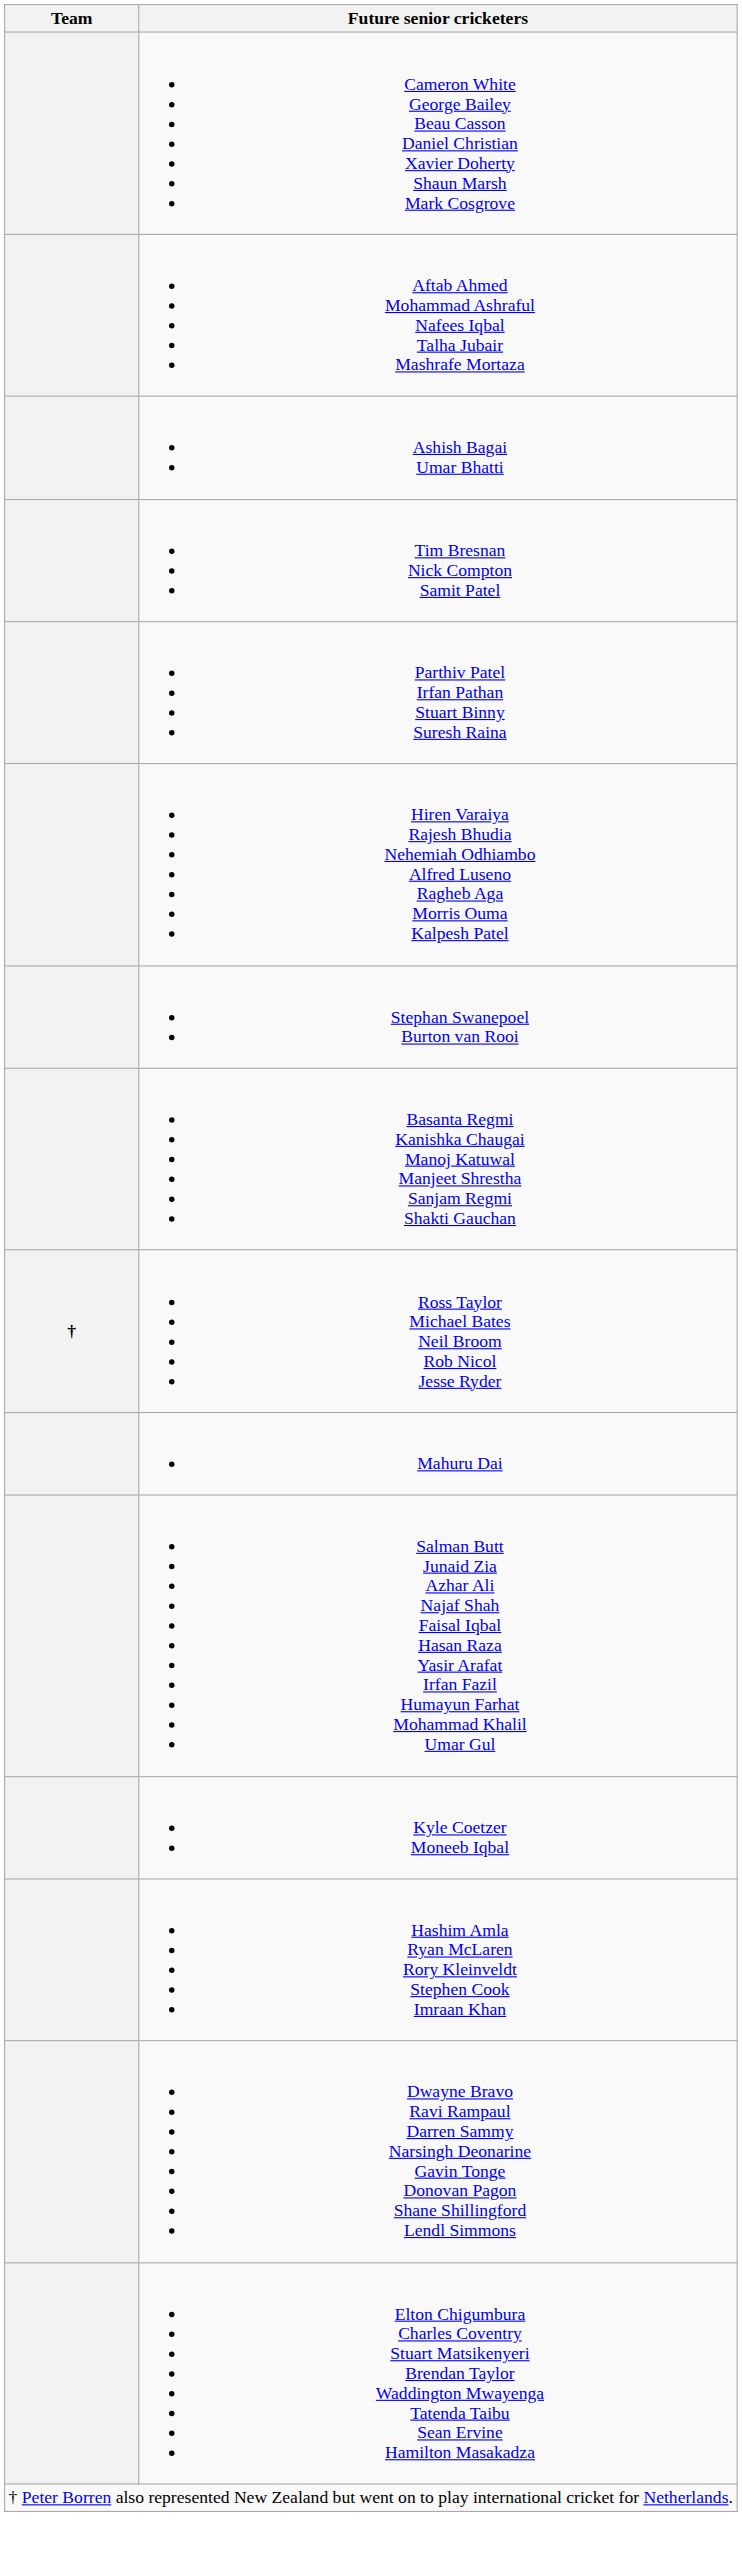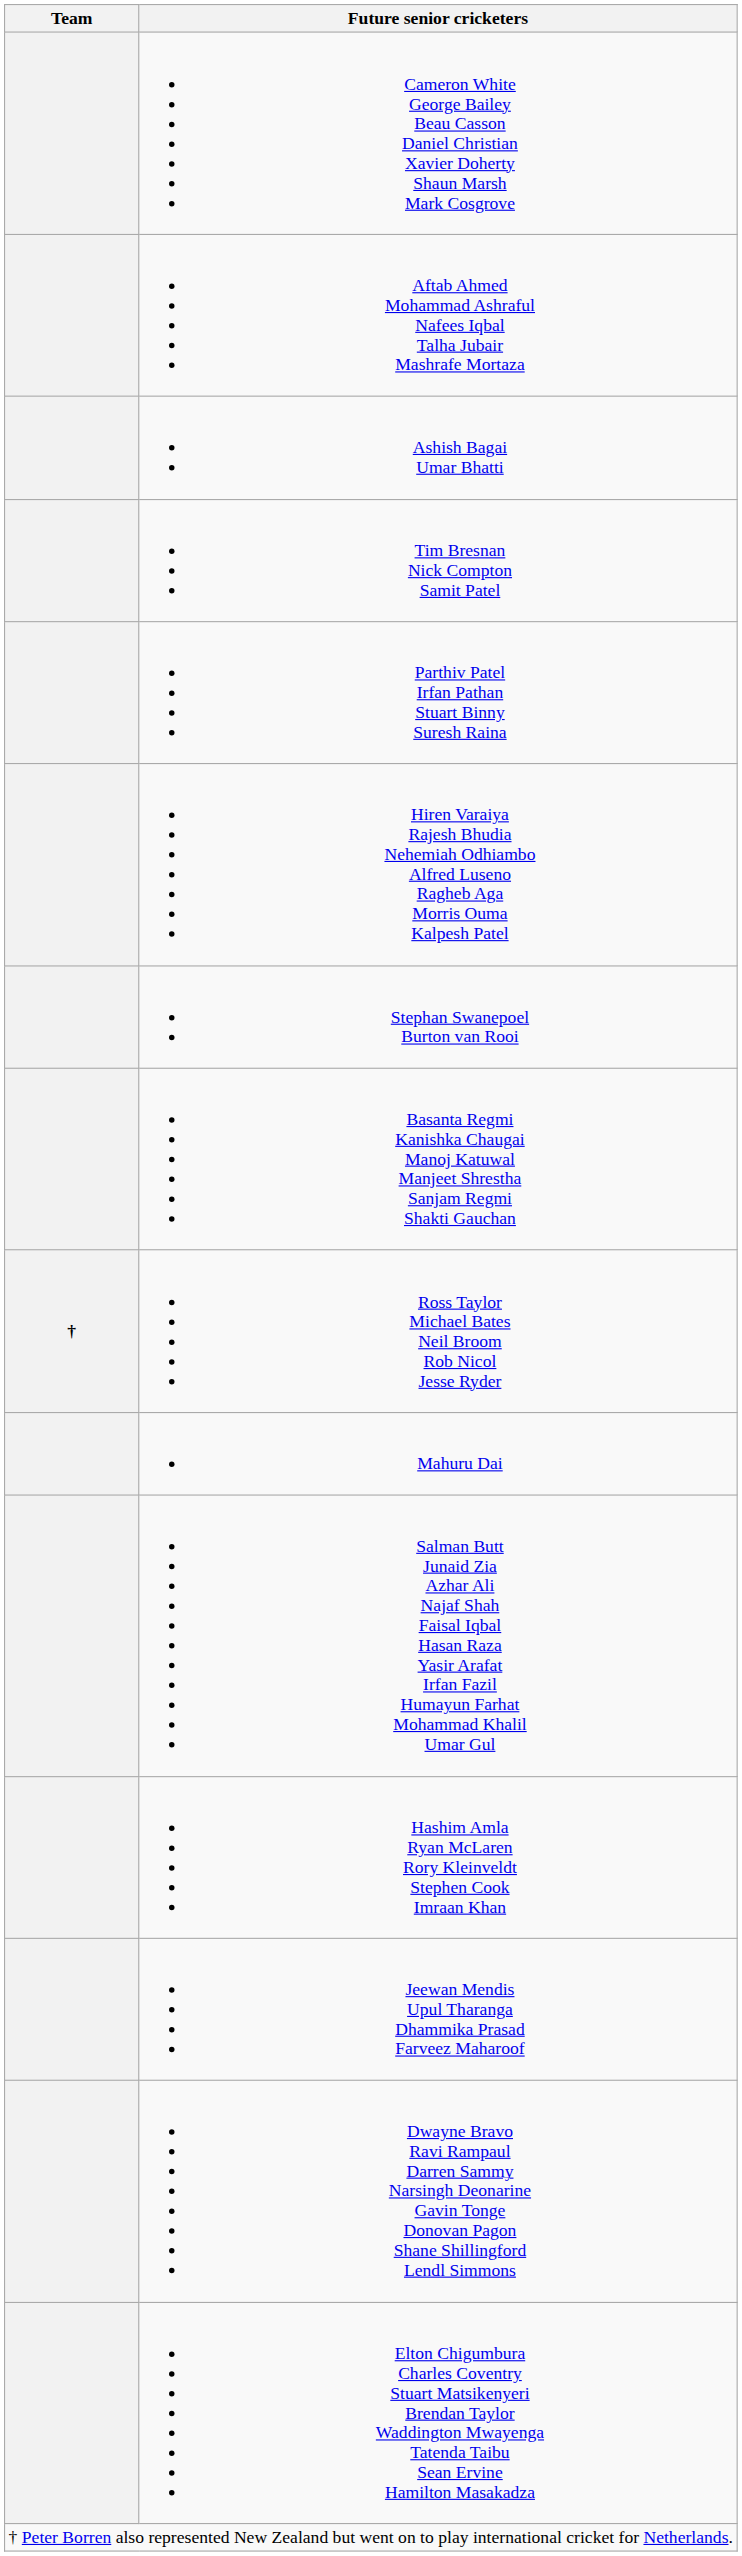- row: (438, 1837)
+ row: (438, 2019)
